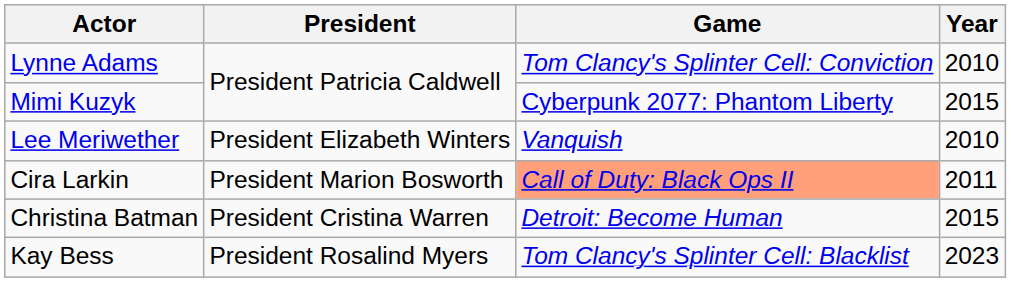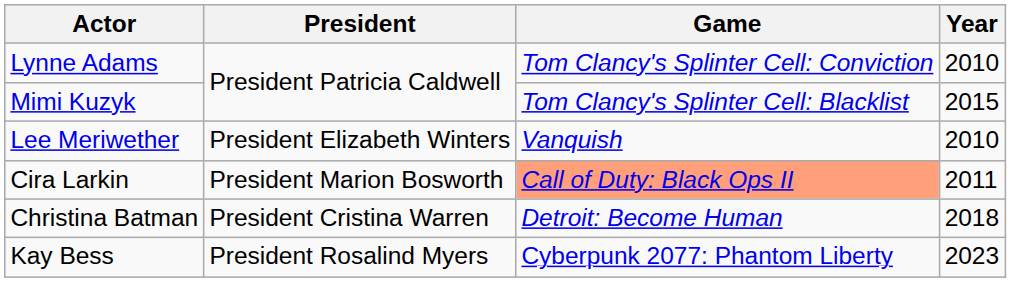(707, 101) Cyberpunk 2077: Phantom Liberty -> (715, 101) Tom Clancy's Splinter Cell: Blacklist
(972, 218) 2015 -> (972, 218) 2018
(715, 256) Tom Clancy's Splinter Cell: Blacklist -> (707, 256) Cyberpunk 2077: Phantom Liberty
